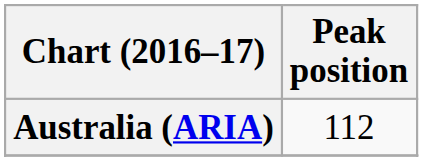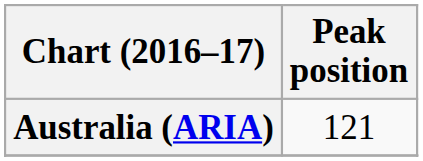(349, 126) 112 -> (349, 126) 121
